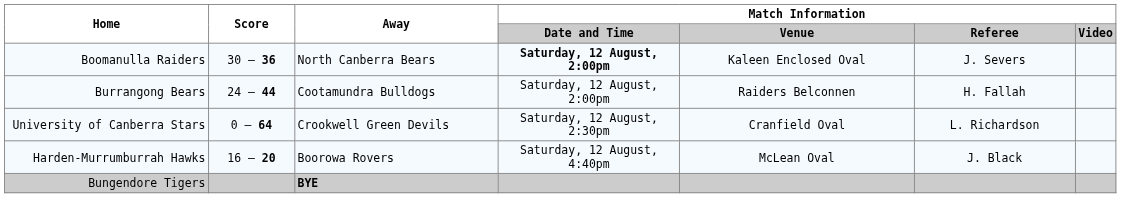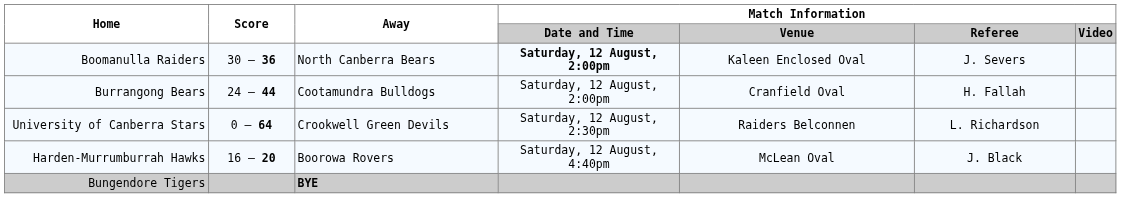(797, 92) Raiders Belconnen -> (797, 92) Cranfield Oval
(797, 125) Cranfield Oval -> (797, 125) Raiders Belconnen
